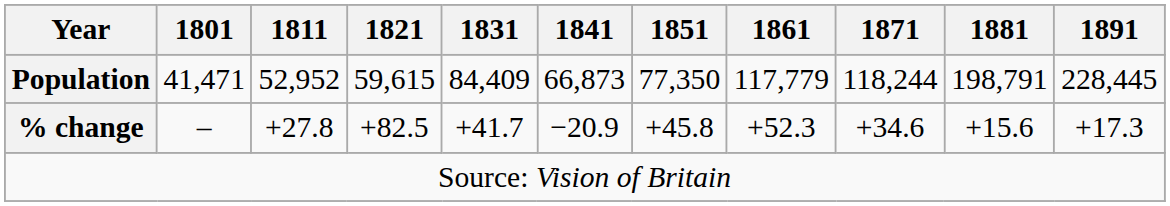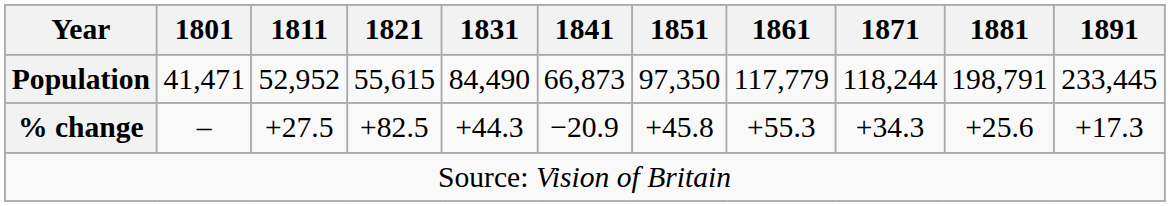(394, 78) 59,615 -> (394, 78) 55,615
(489, 78) 84,409 -> (489, 78) 84,490
(679, 78) 77,350 -> (679, 78) 97,350
(1109, 78) 228,445 -> (1109, 78) 233,445
(299, 128) +27.8 -> (299, 128) +27.5
(489, 128) +41.7 -> (489, 128) +44.3
(781, 128) +52.3 -> (781, 128) +55.3
(890, 128) +34.6 -> (890, 128) +34.3
(999, 128) +15.6 -> (999, 128) +25.6
